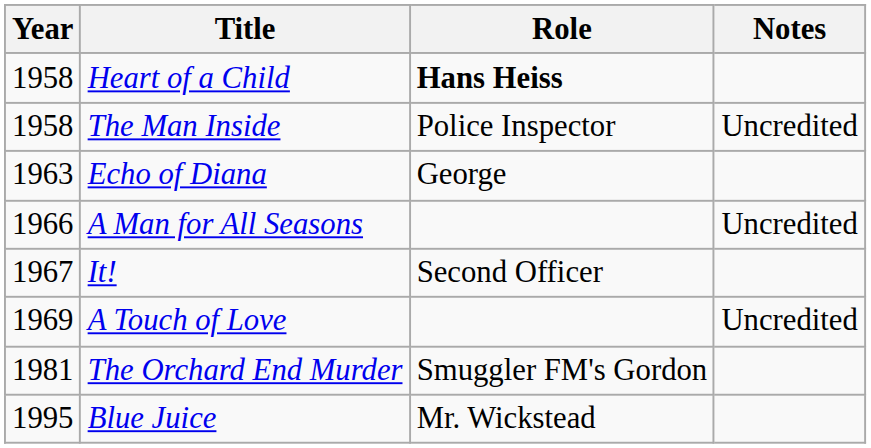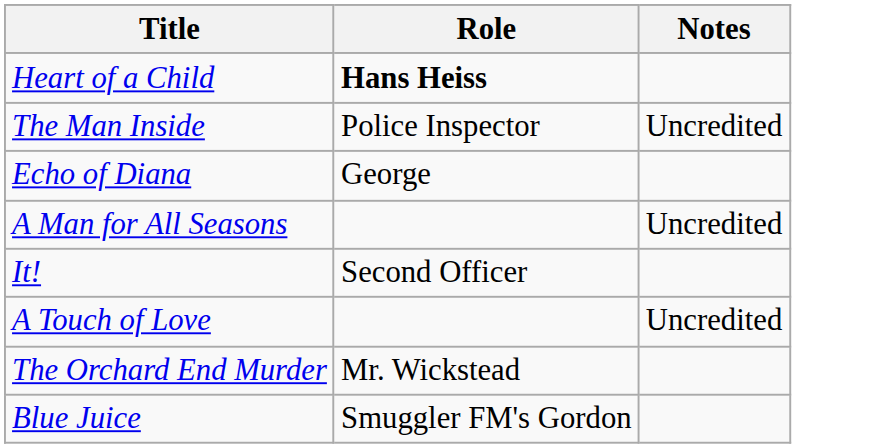- column: (43, 28)
(562, 369) Smuggler FM's Gordon -> (431, 369) Mr. Wickstead
(506, 418) Mr. Wickstead -> (486, 418) Smuggler FM's Gordon
